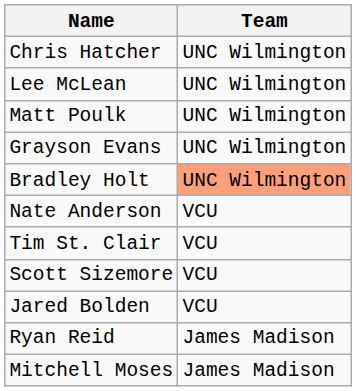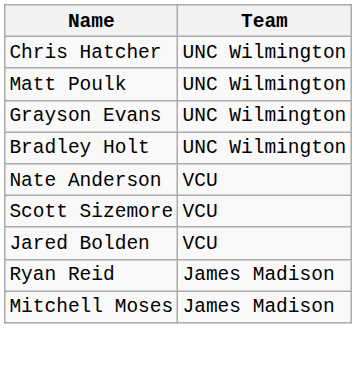- row: (68, 84)
(264, 180) lightsalmon background -> (264, 148) no background
- row: (85, 243)
